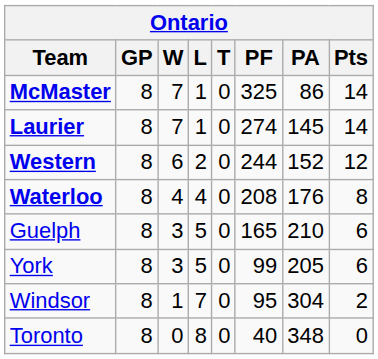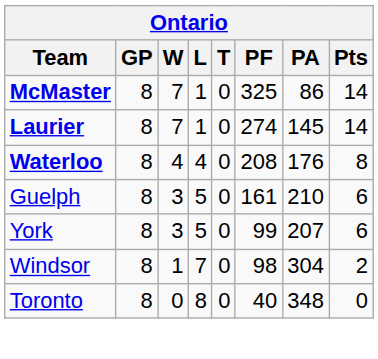- row: (53, 161)
(259, 231) 165 -> (259, 196) 161
(306, 266) 205 -> (306, 231) 207
(265, 300) 95 -> (265, 266) 98
